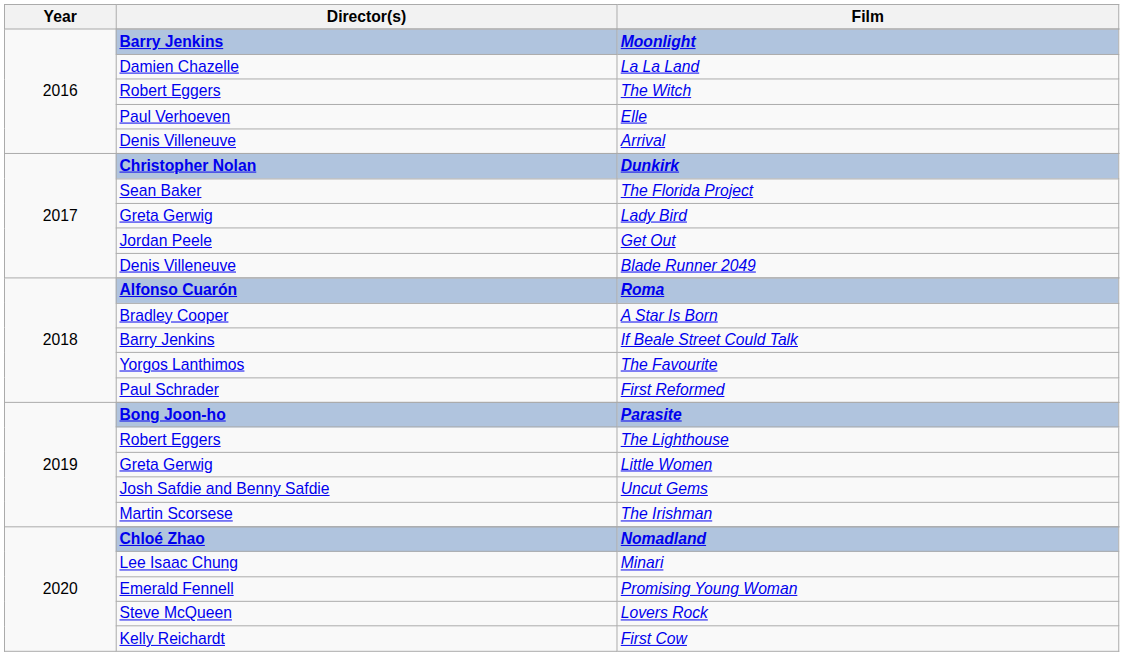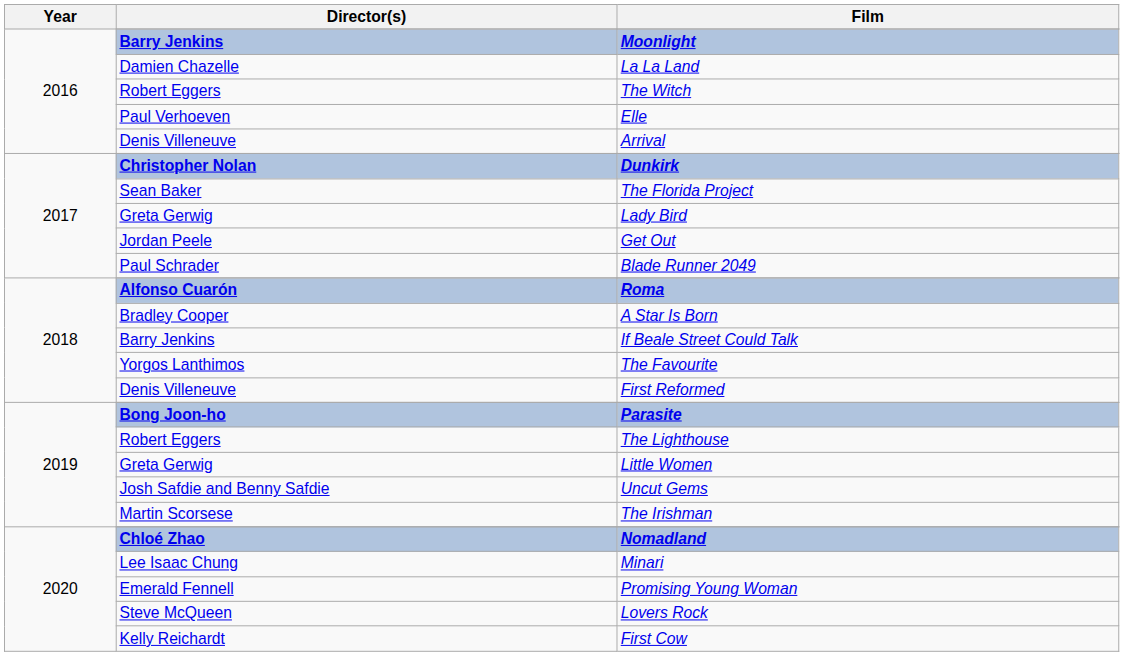(178, 265) Denis Villeneuve -> (169, 265) Paul Schrader
(169, 389) Paul Schrader -> (178, 389) Denis Villeneuve
